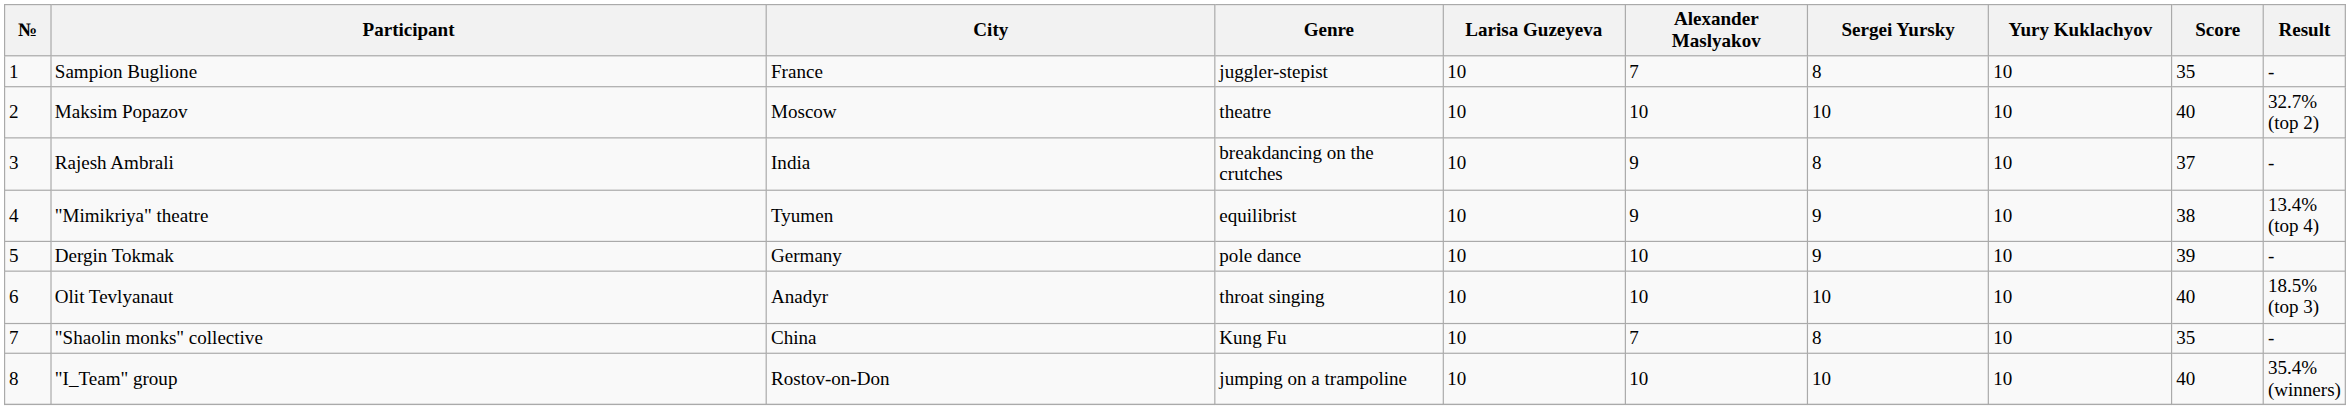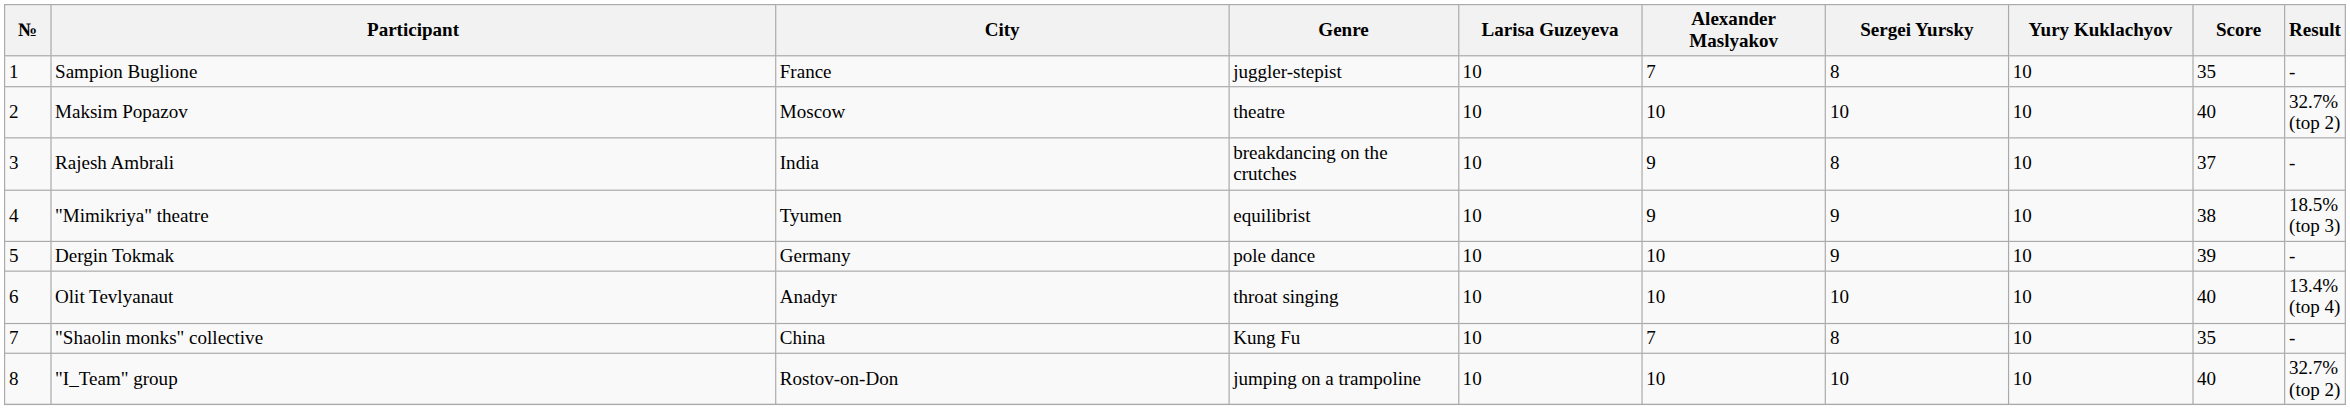(2294, 215) 13.4% (top 4) -> (2315, 215) 18.5% (top 3)
(2294, 297) 18.5% (top 3) -> (2315, 297) 13.4% (top 4)
(2304, 378) 35.4% (winners) -> (2315, 378) 32.7% (top 2)
